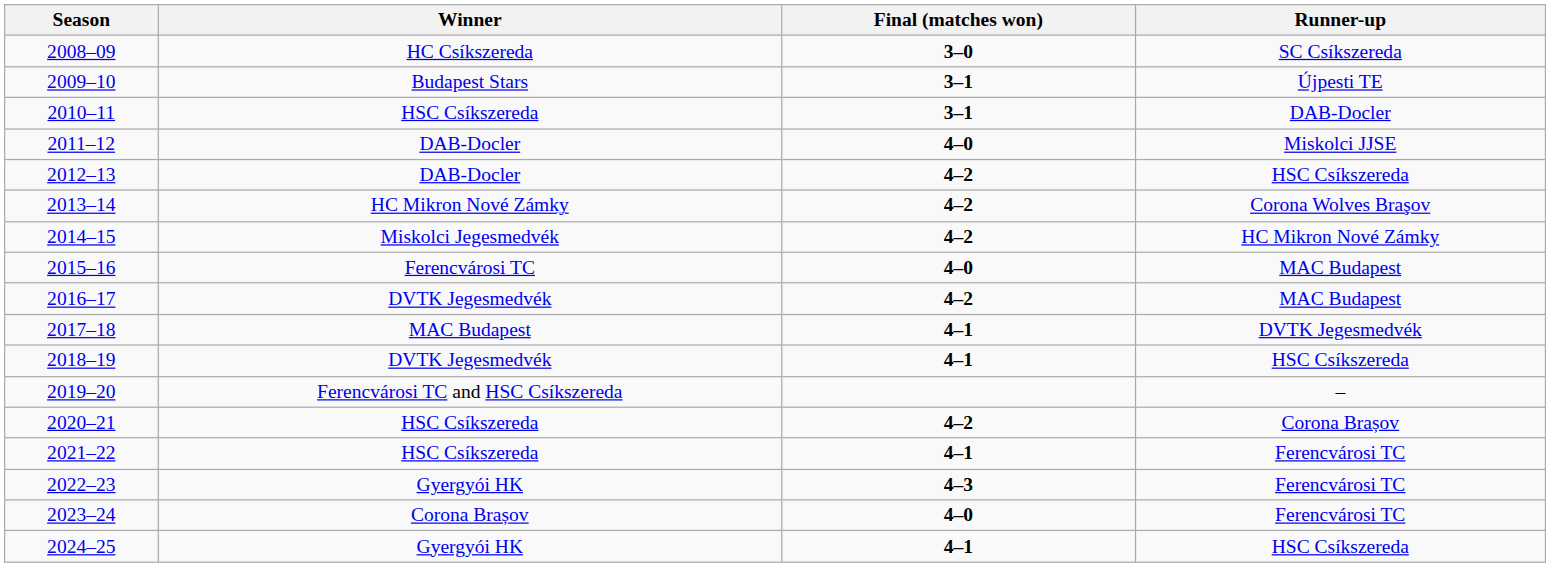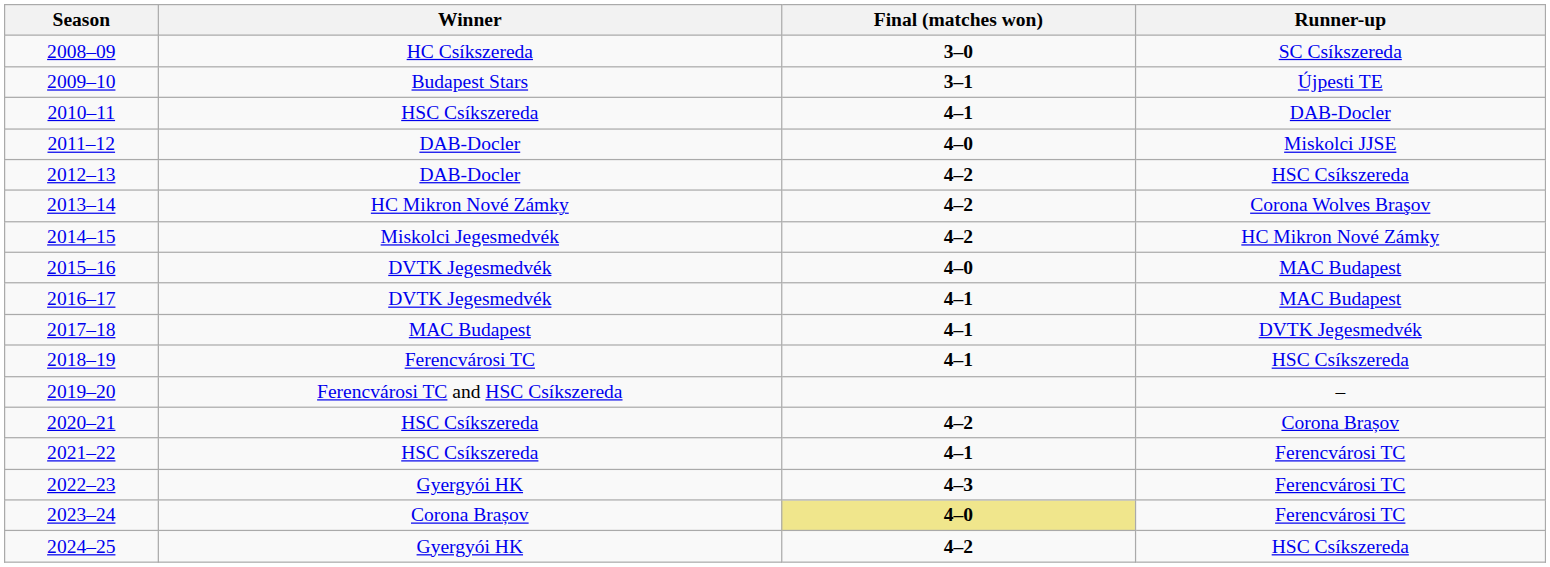(958, 112) 3–1 -> (958, 112) 4–1
(470, 267) Ferencvárosi TC -> (470, 267) DVTK Jegesmedvék
(958, 298) 4–2 -> (958, 298) 4–1
(470, 360) DVTK Jegesmedvék -> (470, 360) Ferencvárosi TC
(958, 515) no background -> (958, 515) khaki background
(958, 546) 4–1 -> (958, 546) 4–2
